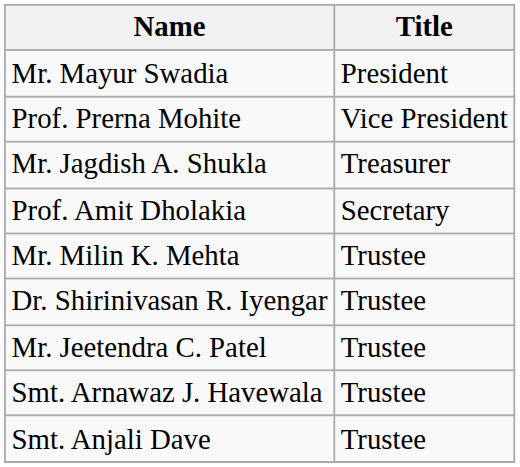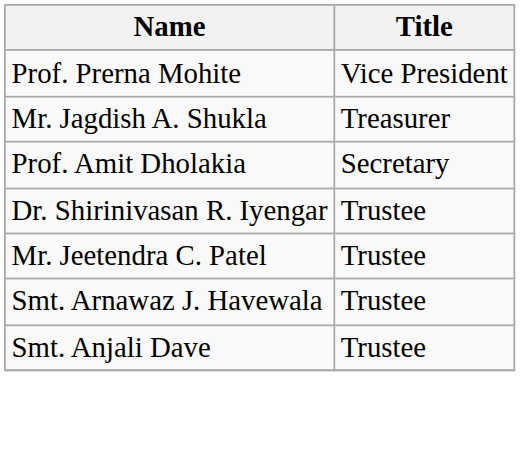- row: (120, 73)
- row: (126, 255)
